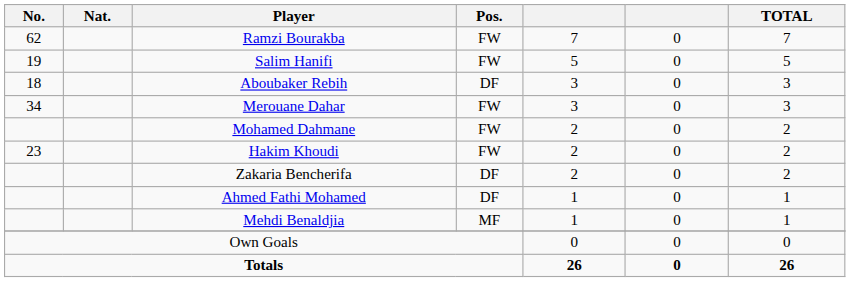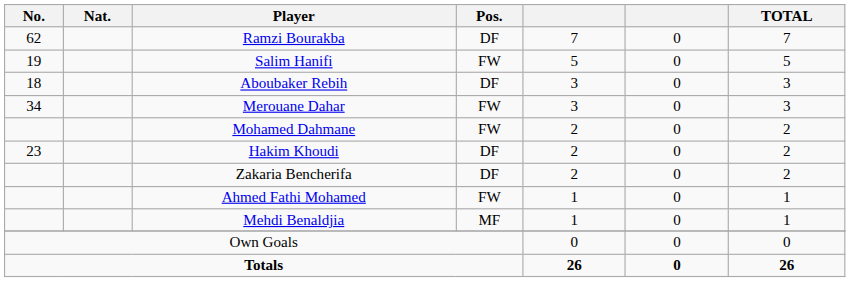(489, 38) FW -> (489, 38) DF
(489, 151) FW -> (489, 151) DF
(489, 196) DF -> (489, 196) FW
